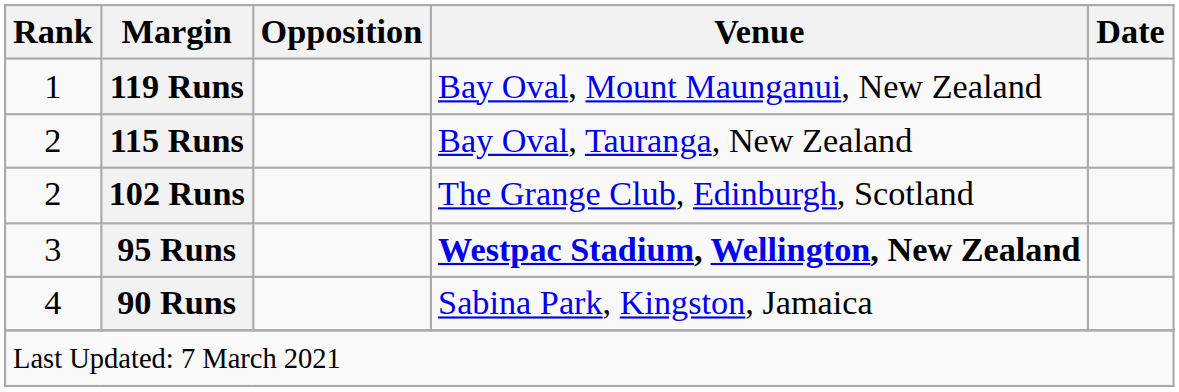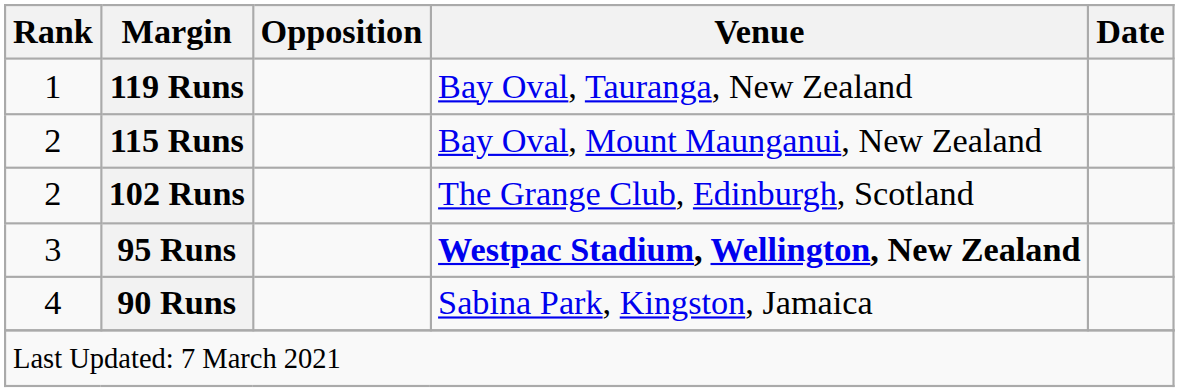(740, 85) Bay Oval, Mount Maunganui, New Zealand -> (675, 85) Bay Oval, Tauranga, New Zealand
(675, 140) Bay Oval, Tauranga, New Zealand -> (740, 140) Bay Oval, Mount Maunganui, New Zealand
